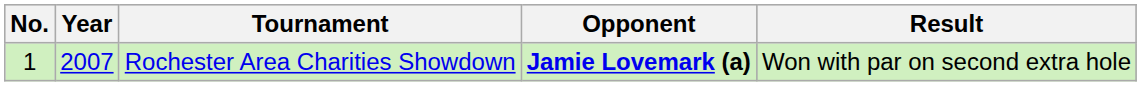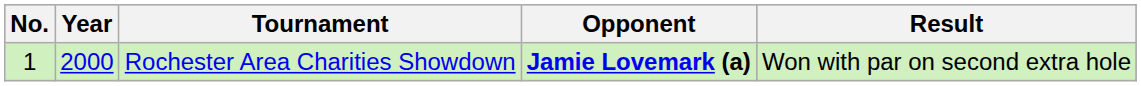(87, 62) 2007 -> (87, 62) 2000
